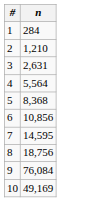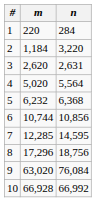+ column: (38, 13)
(35, 48) 1,210 -> (71, 48) 3,220
(35, 100) 8,368 -> (71, 100) 6,368
(38, 188) 49,169 -> (74, 188) 66,992
